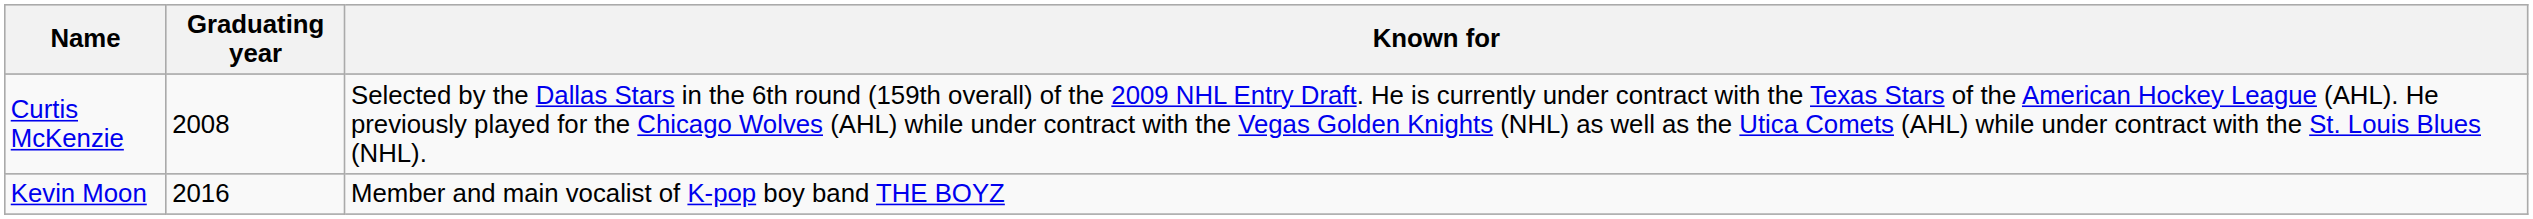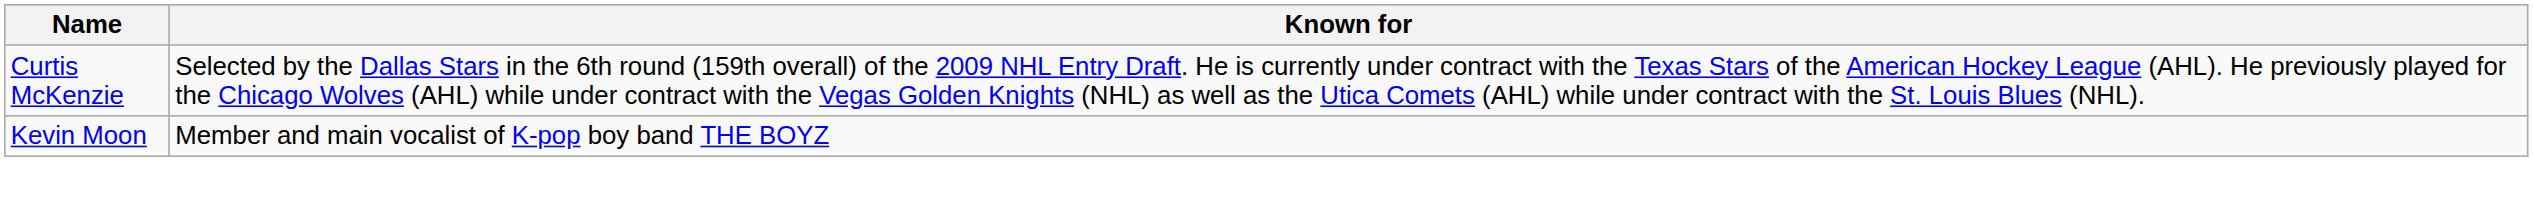- column: (256, 39)
